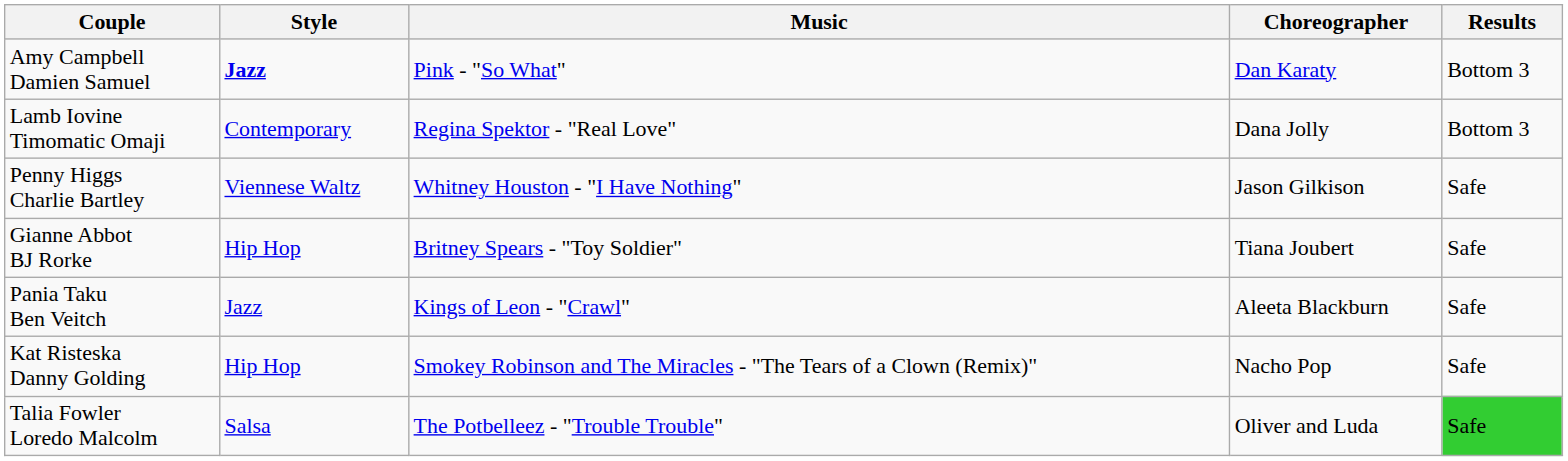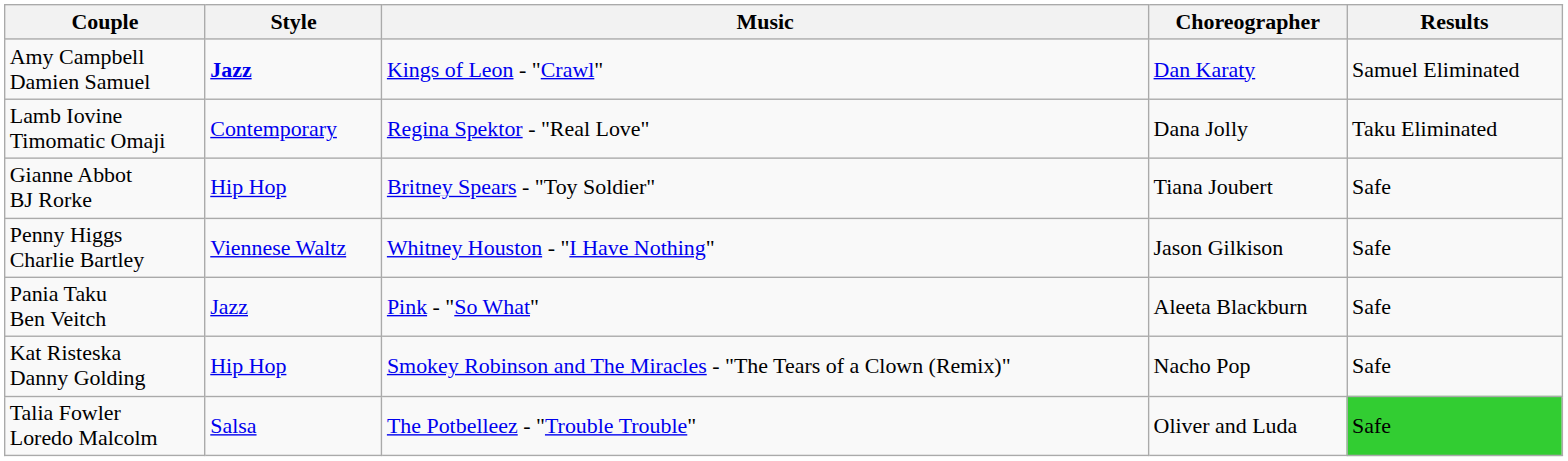(490, 68) Pink - "So What" -> (495, 68) Kings of Leon - "Crawl"
(1488, 68) Bottom 3 -> (1436, 68) Samuel Eliminated
(1488, 128) Bottom 3 -> (1425, 128) Taku Eliminated
rows swapped: (71, 247) <-> (77, 187)
(522, 306) Kings of Leon - "Crawl" -> (463, 306) Pink - "So What"
